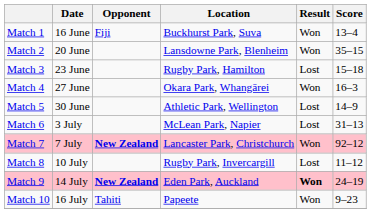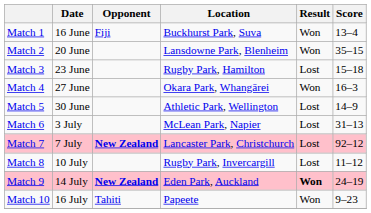(310, 143) Won -> (309, 143) Lost
